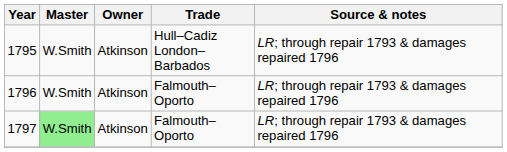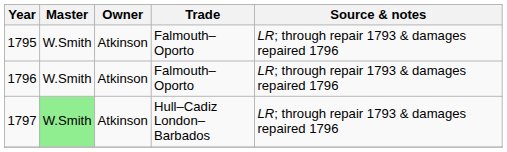(186, 50) Hull–Cadiz London–Barbados -> (185, 43) Falmouth–Oporto
(185, 128) Falmouth–Oporto -> (186, 121) Hull–Cadiz London–Barbados
